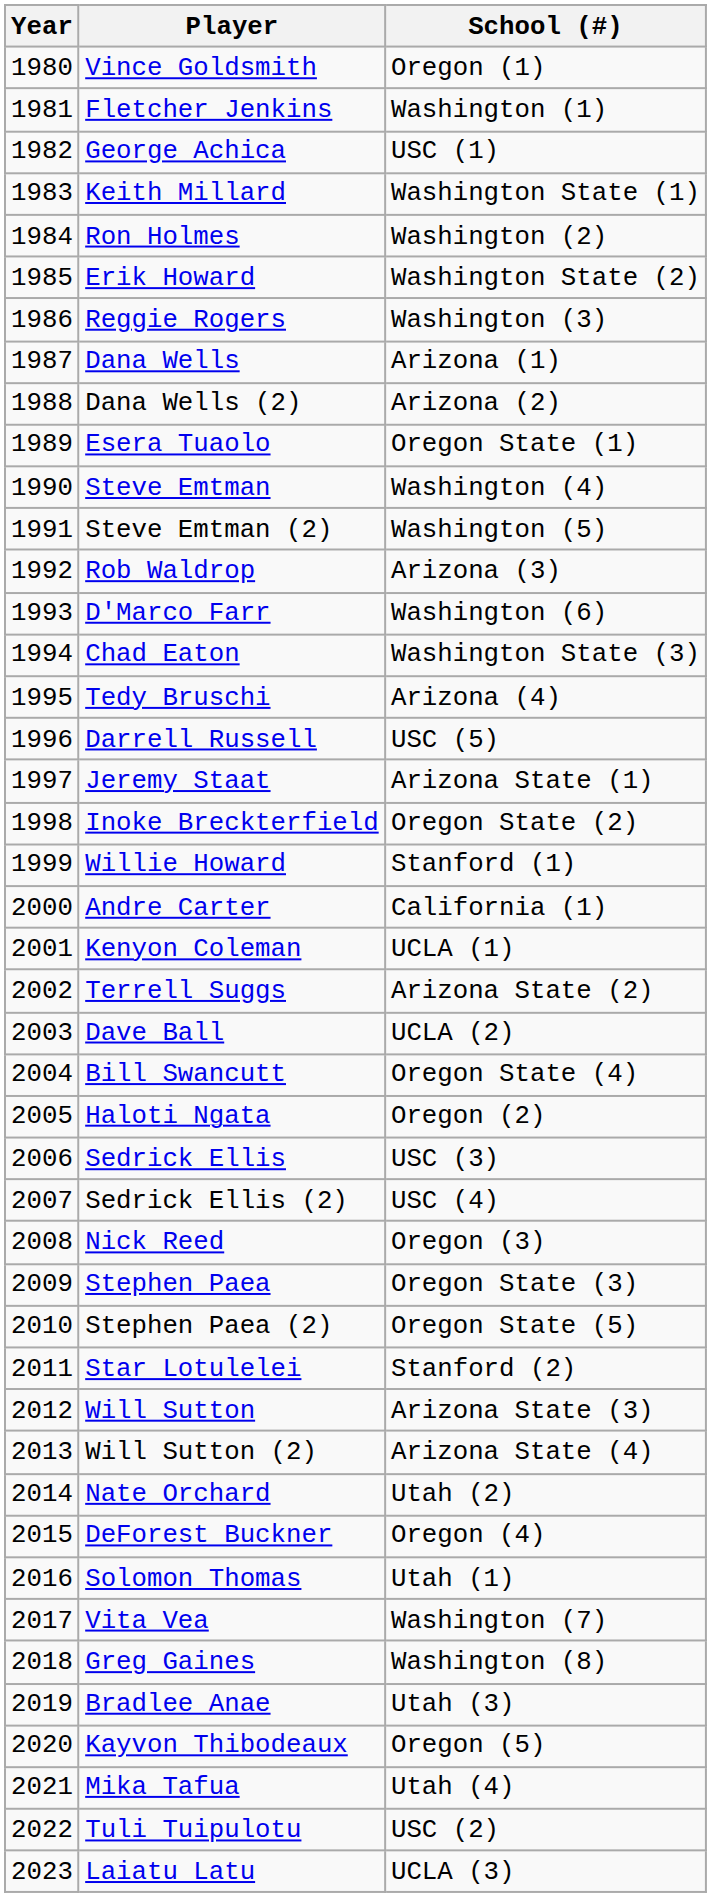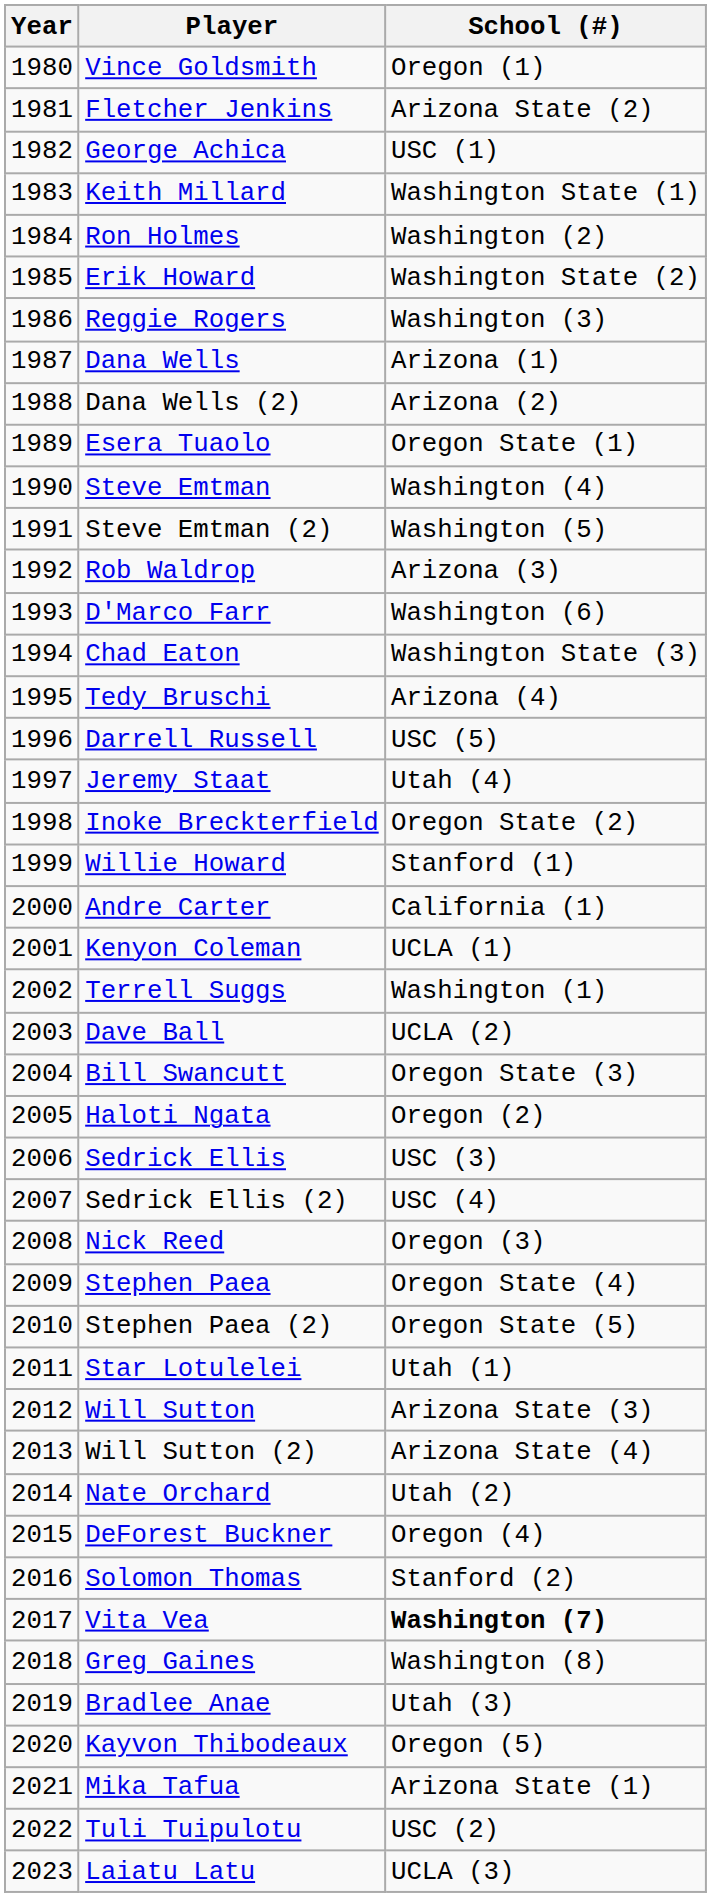(499, 110) Washington (1) -> (522, 110) Arizona State (2)
(522, 781) Arizona State (1) -> (453, 781) Utah (4)
(522, 991) Arizona State (2) -> (499, 991) Washington (1)
(515, 1075) Oregon State (4) -> (515, 1075) Oregon State (3)
(515, 1285) Oregon State (3) -> (515, 1285) Oregon State (4)
(484, 1368) Stanford (2) -> (453, 1368) Utah (1)
(453, 1578) Utah (1) -> (484, 1578) Stanford (2)
(499, 1620) normal -> (499, 1620) bold
(453, 1788) Utah (4) -> (522, 1788) Arizona State (1)
